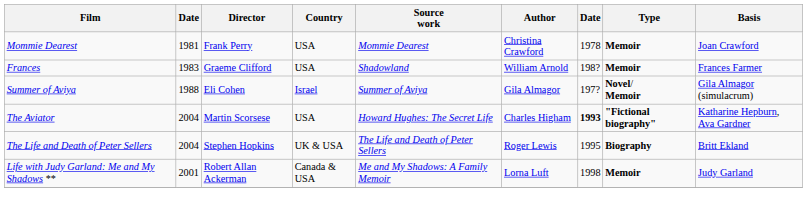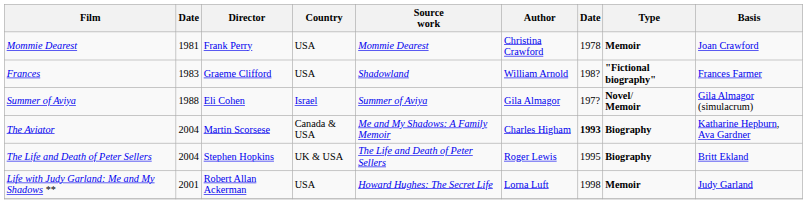(623, 68) Memoir -> (631, 73) "Fictional biography"
(305, 117) USA -> (315, 129) Canada & USA
(425, 117) Howard Hughes: The Secret Life -> (423, 129) Me and My Shadows: A Family Memoir
(631, 117) "Fictional biography" -> (628, 129) Biography
(315, 173) Canada & USA -> (305, 184) USA
(423, 173) Me and My Shadows: A Family Memoir -> (425, 184) Howard Hughes: The Secret Life
